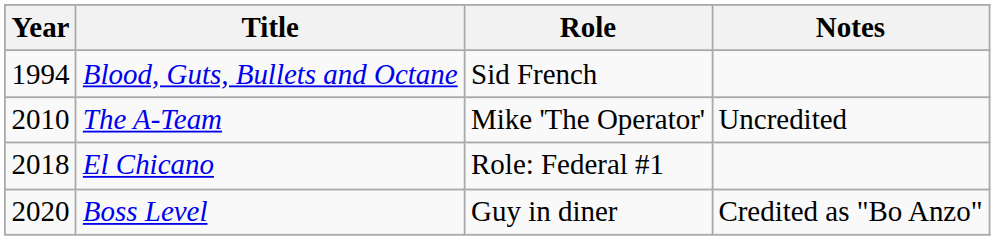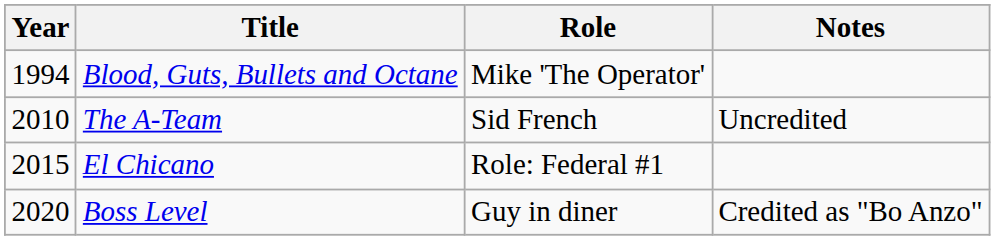(534, 73) Sid French -> (588, 73) Mike 'The Operator'
(588, 119) Mike 'The Operator' -> (534, 119) Sid French
(41, 165) 2018 -> (41, 165) 2015
